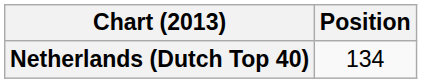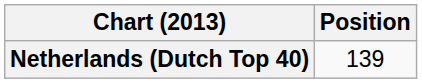(365, 59) 134 -> (365, 59) 139
